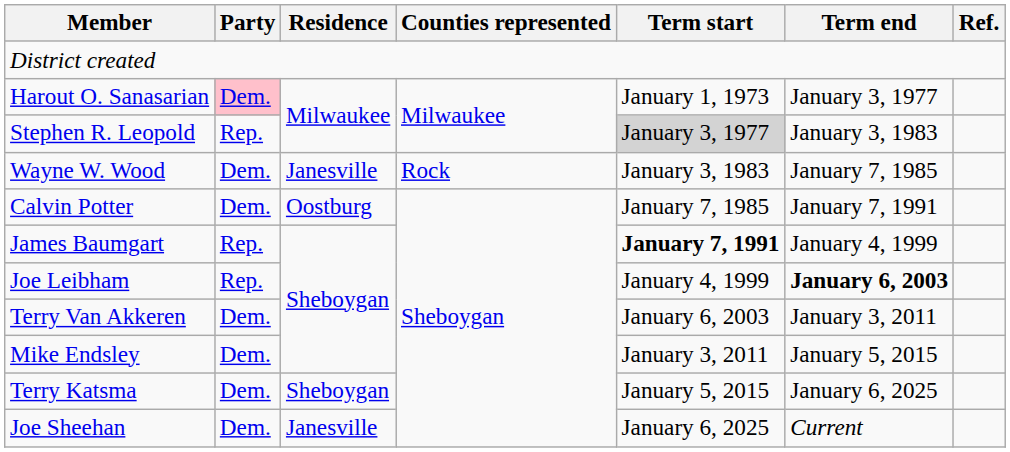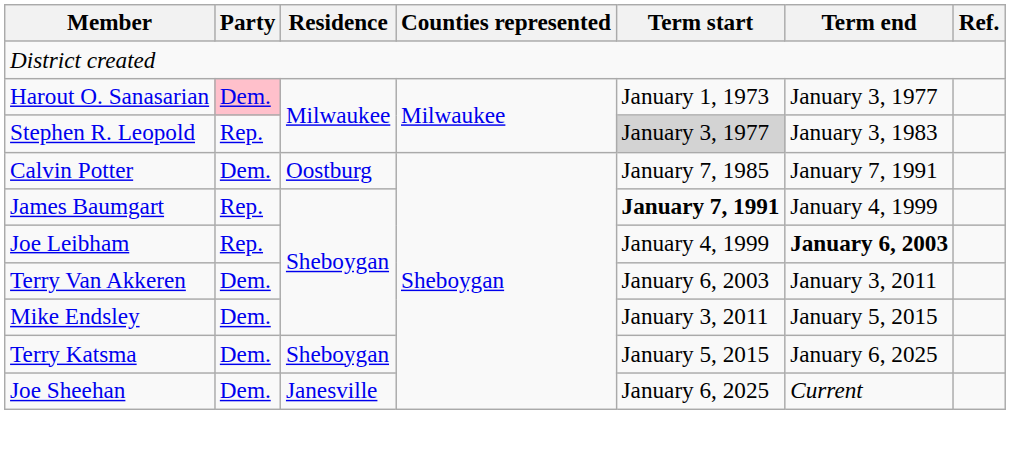- row: (88, 170)
